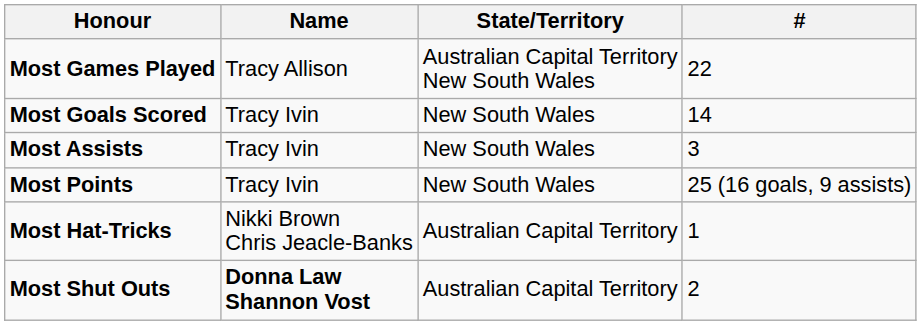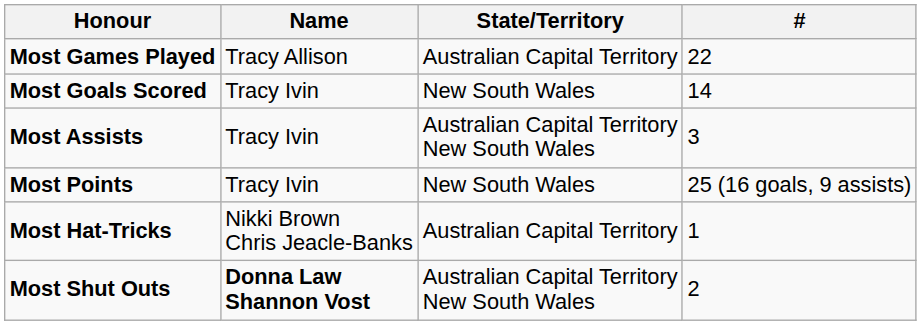(550, 68) Australian Capital Territory New South Wales -> (550, 56) Australian Capital Territory
(509, 149) New South Wales -> (550, 137) Australian Capital Territory New South Wales
(550, 290) Australian Capital Territory -> (550, 290) Australian Capital Territory New South Wales
